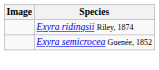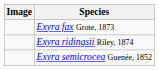+ row: (75, 27)
